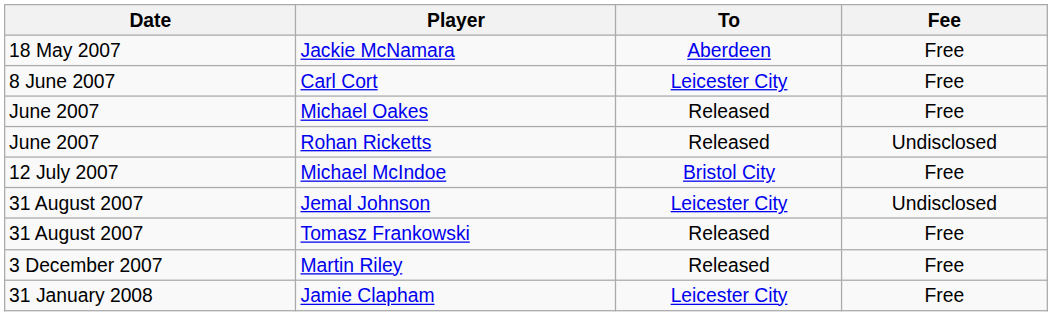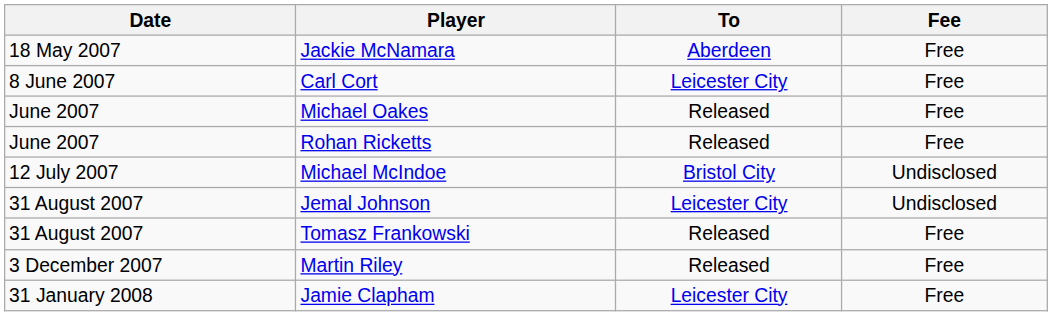(944, 142) Undisclosed -> (944, 142) Free
(944, 173) Free -> (944, 173) Undisclosed
